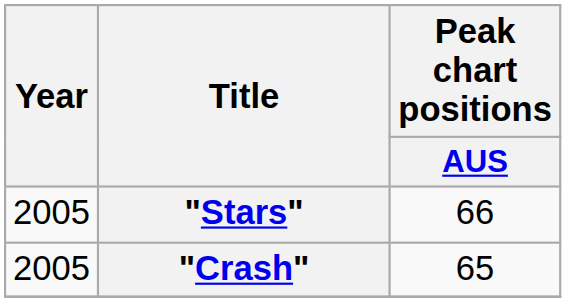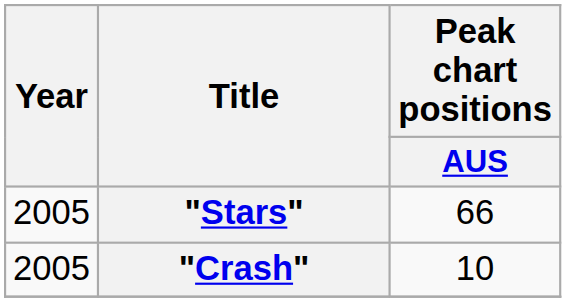(475, 268) 65 -> (475, 268) 10
